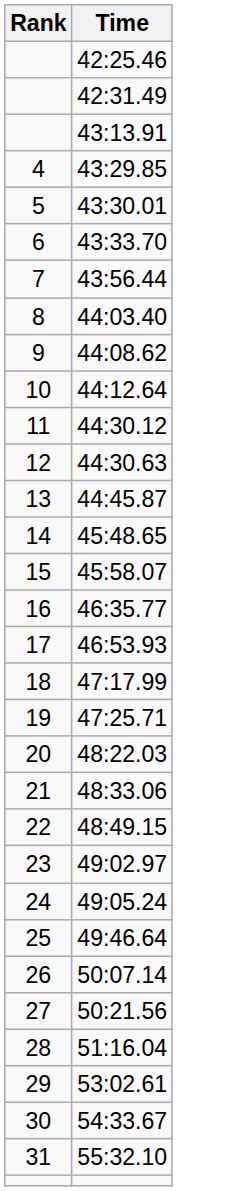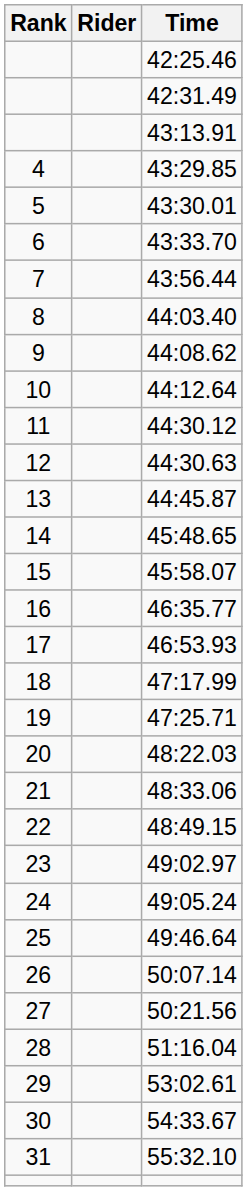+ column: (107, 23)
